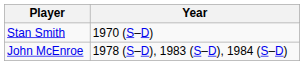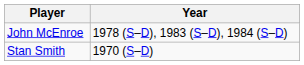rows swapped: (45, 51) <-> (36, 32)
